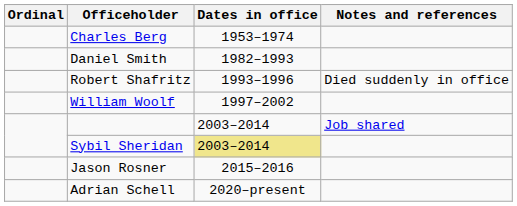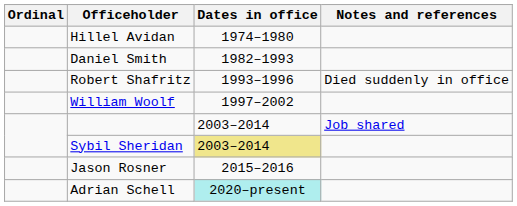- row: (119, 37)
+ row: (123, 37)
(258, 190) no background -> (258, 190) paleturquoise background
